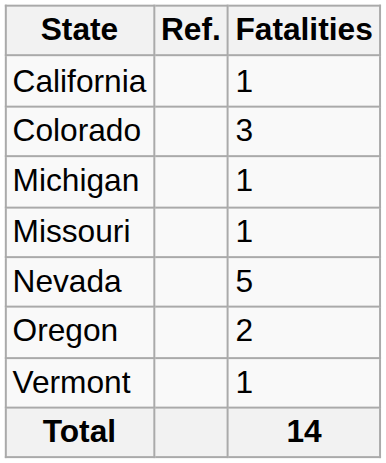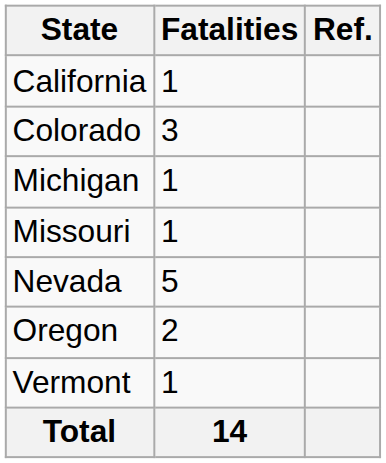columns swapped: (304, 30) <-> (191, 30)
